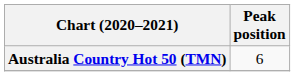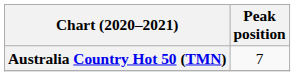(260, 58) 6 -> (260, 58) 7
